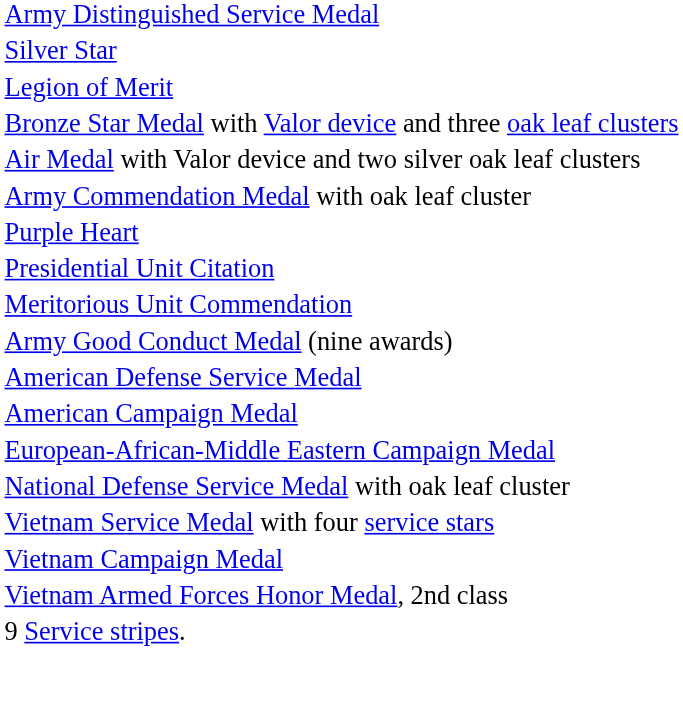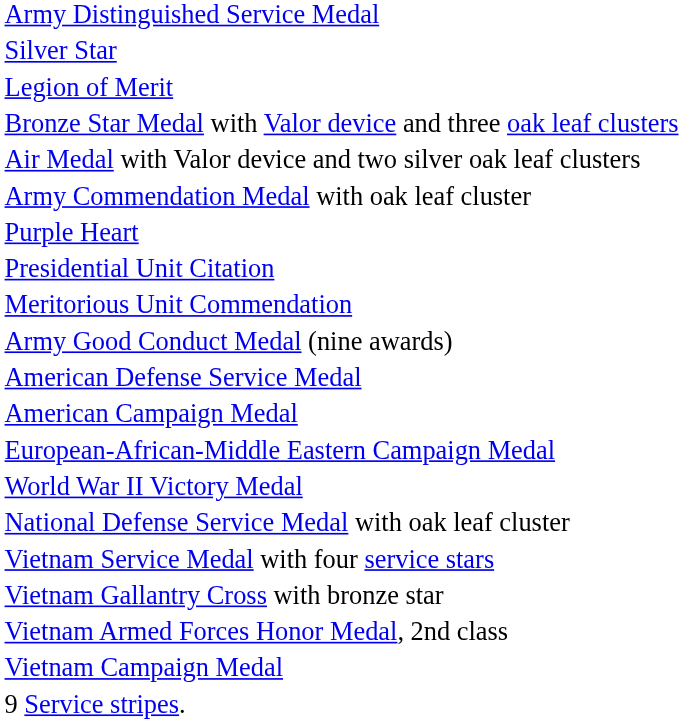+ row: (154, 486)
+ row: (224, 595)
rows swapped: (256, 595) <-> (144, 558)
